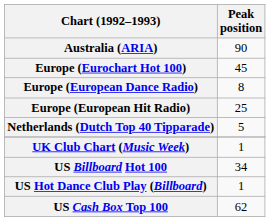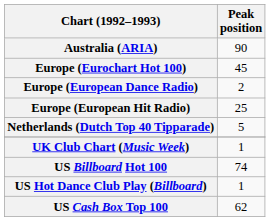(241, 87) 8 -> (241, 87) 2
(241, 166) 34 -> (241, 166) 74
